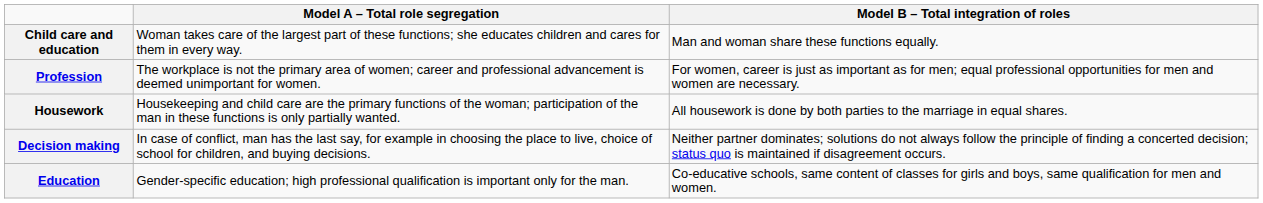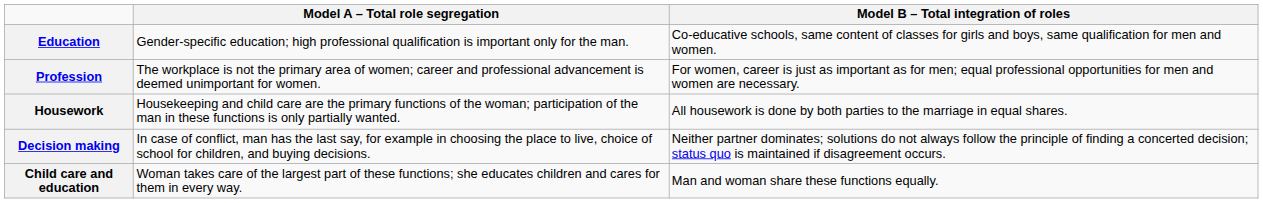rows swapped: (69, 180) <-> (69, 42)
